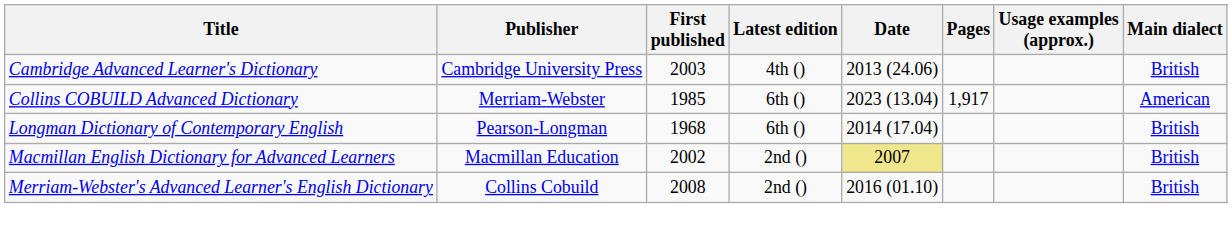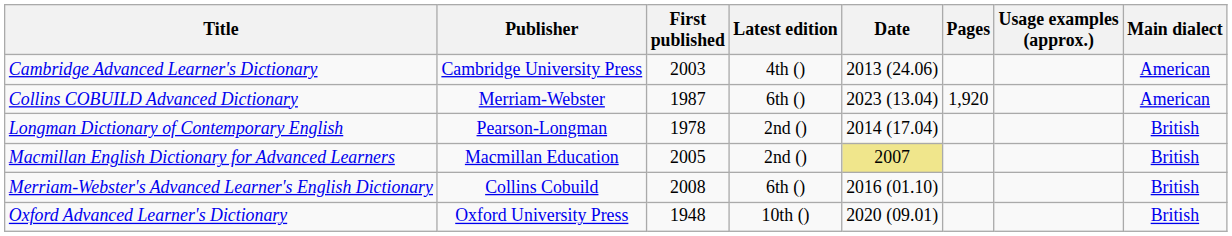(1175, 69) British -> (1175, 69) American
(688, 98) 1985 -> (688, 98) 1987
(968, 98) 1,917 -> (968, 98) 1,920
(688, 127) 1968 -> (688, 127) 1978
(786, 127) 6th () -> (786, 127) 2nd ()
(688, 157) 2002 -> (688, 157) 2005
(786, 186) 2nd () -> (786, 186) 6th ()
+ row: (148, 216)
